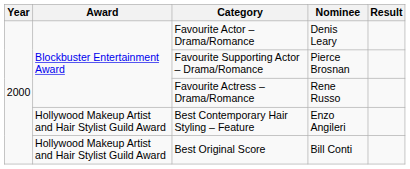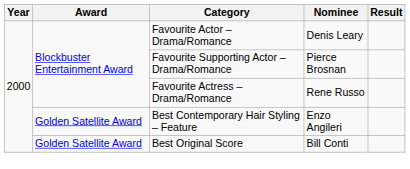(100, 121) Hollywood Makeup Artist and Hair Stylist Guild Award -> (88, 121) Golden Satellite Award
(100, 150) Hollywood Makeup Artist and Hair Stylist Guild Award -> (88, 144) Golden Satellite Award
